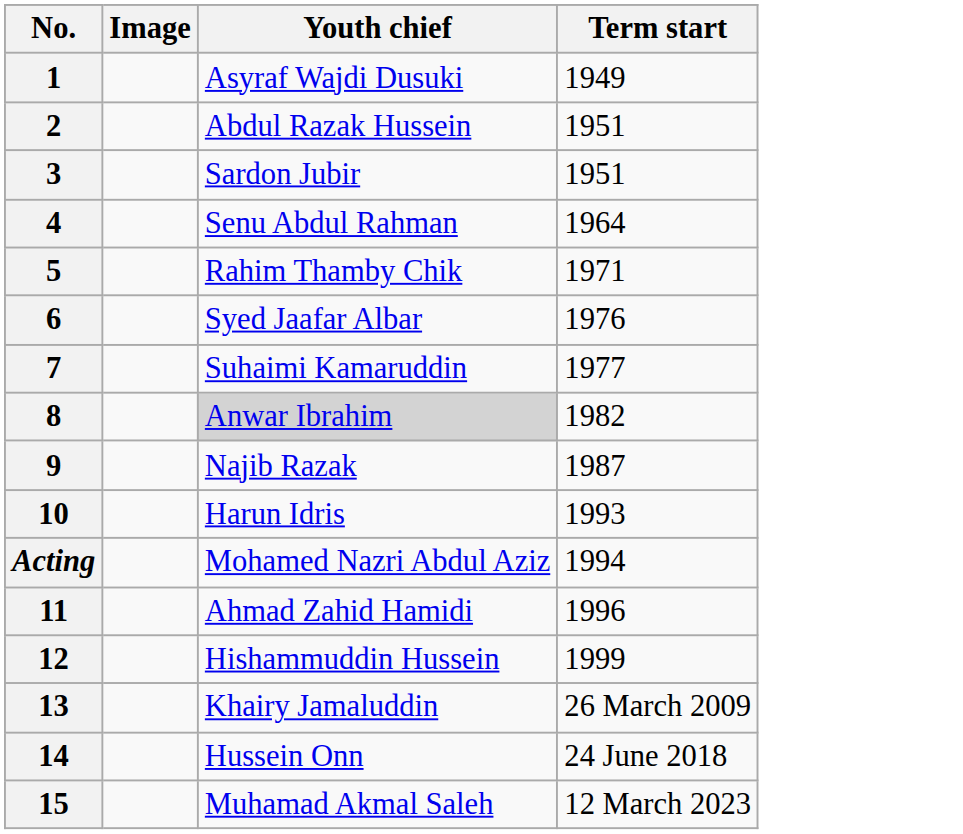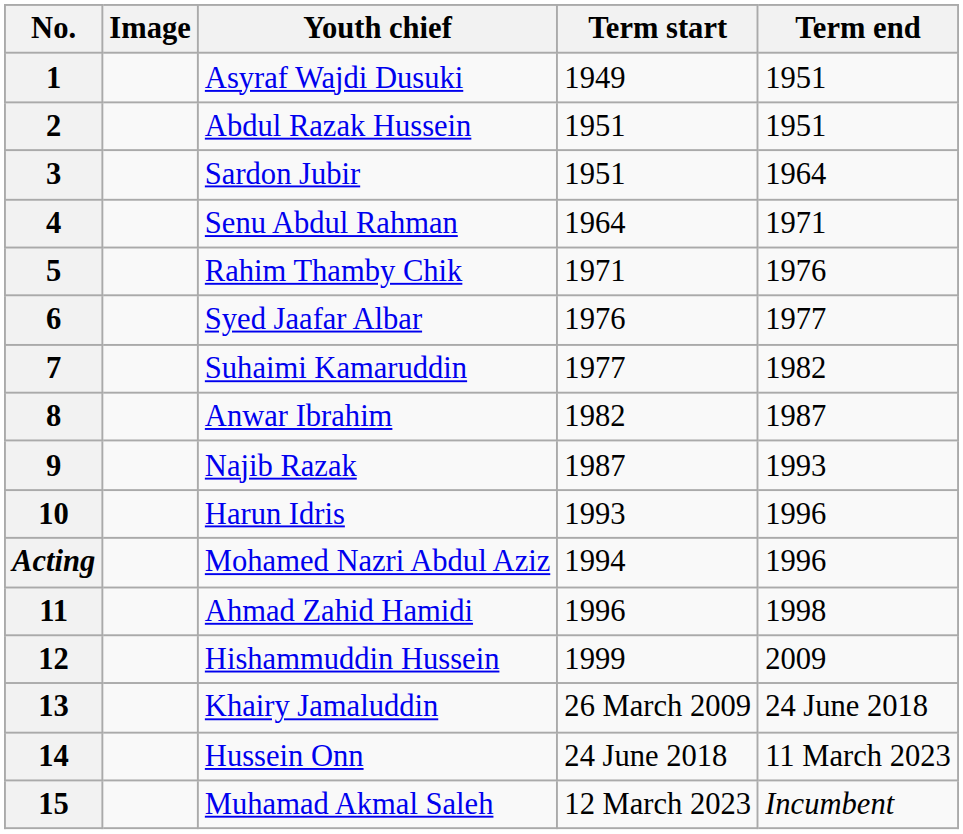+ column: (858, 28)
(299, 416) lightgrey background -> (299, 416) no background
